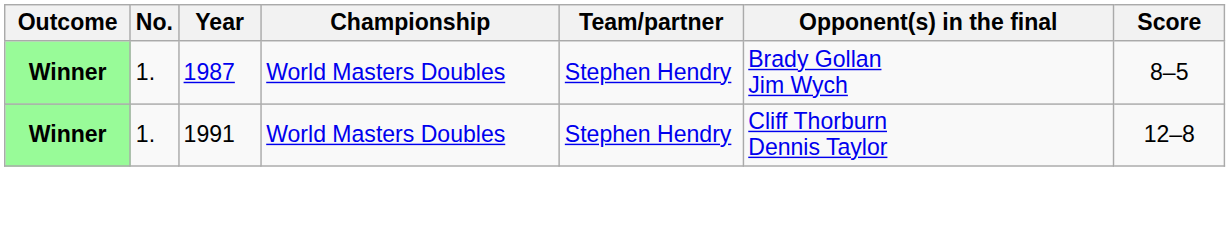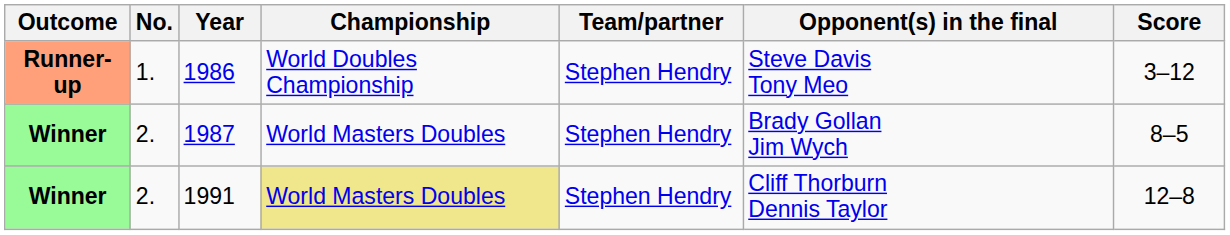+ row: (209, 72)
(145, 72) 1. -> (145, 134) 2.
(145, 134) 1. -> (145, 197) 2.
(386, 134) no background -> (386, 197) khaki background
